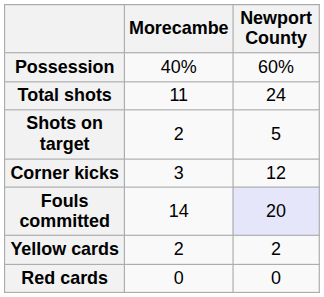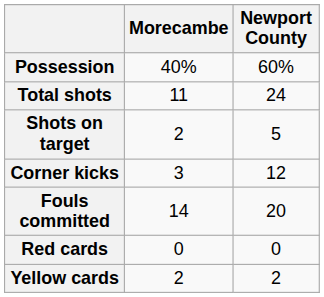(276, 211) lavender background -> (276, 211) no background
rows swapped: (65, 249) <-> (65, 278)
